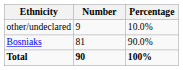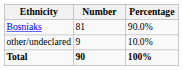rows swapped: (24, 42) <-> (39, 27)
